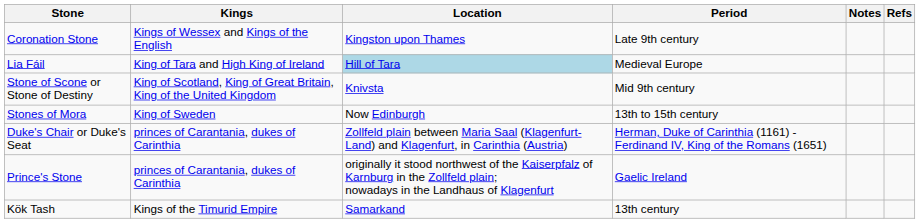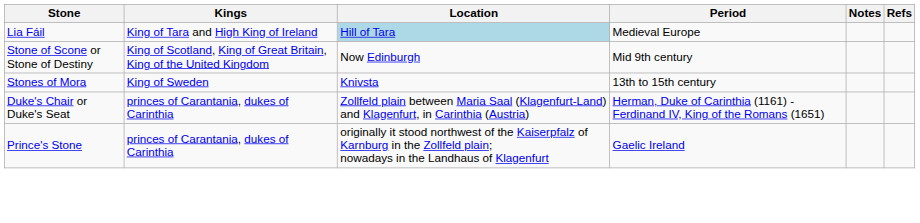- row: (53, 38)
(364, 89) Knivsta -> (380, 57) Now Edinburgh
(385, 114) Now Edinburgh -> (359, 82) Knivsta
- row: (31, 209)
